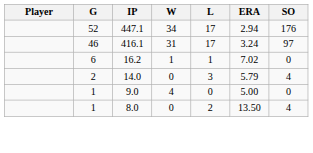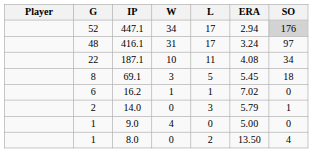(288, 28) no background -> (288, 28) lightgrey background
(93, 44) 46 -> (93, 44) 48
+ row: (132, 60)
+ row: (132, 76)
(288, 76) 4 -> (288, 108) 1
